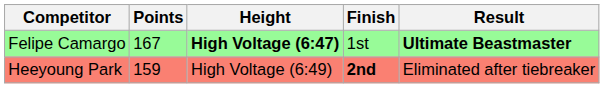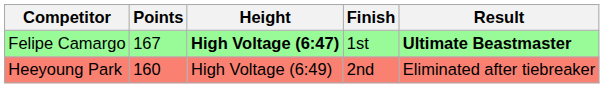(147, 69) 159 -> (147, 69) 160
(361, 69) bold -> (360, 69) normal
